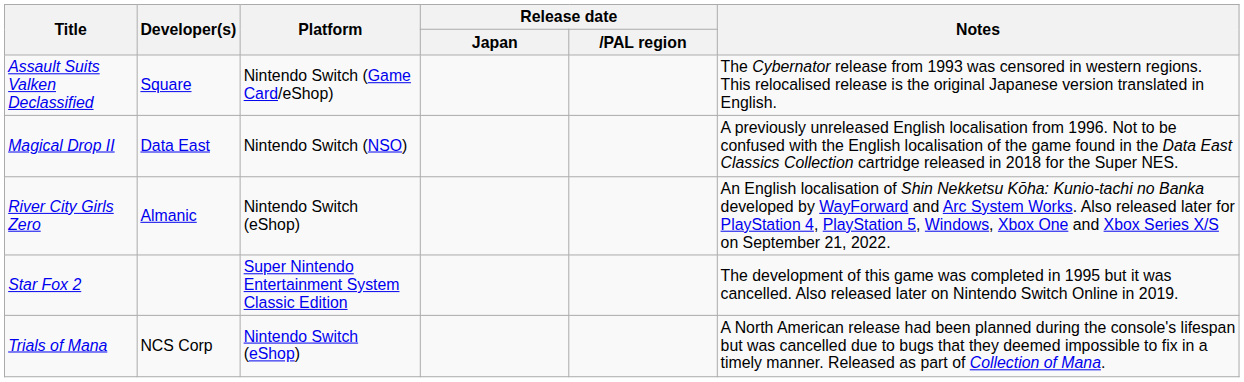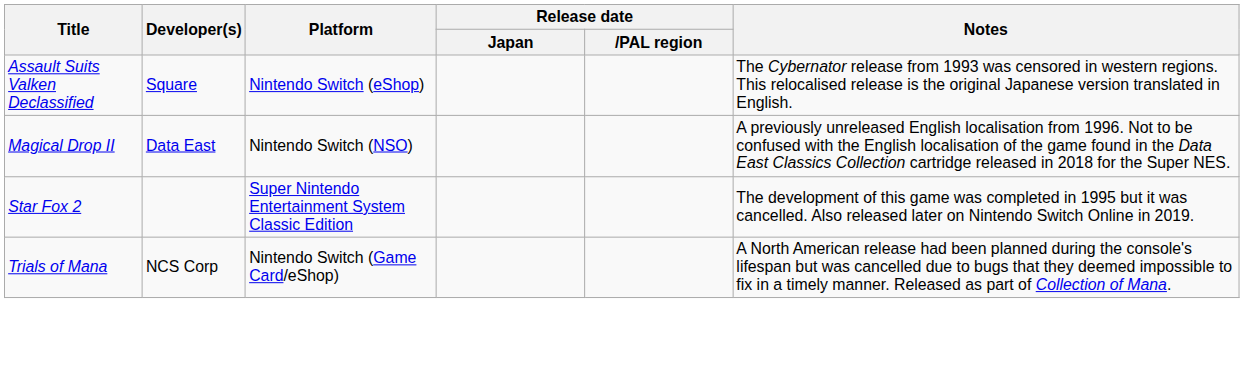(327, 85) Nintendo Switch (Game Card/eShop) -> (337, 85) Nintendo Switch (eShop)
- row: (61, 215)
(301, 345) Nintendo Switch (eShop) -> (333, 267) Nintendo Switch (Game Card/eShop)
